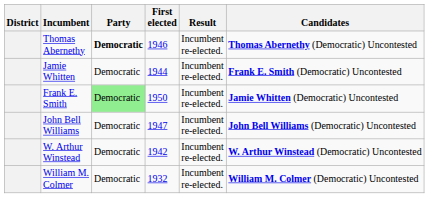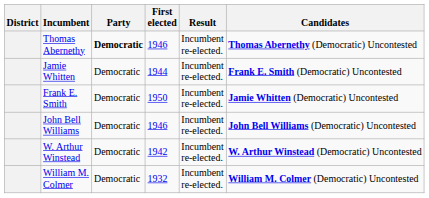(117, 98) lightgreen background -> (117, 98) no background
(158, 125) 1947 -> (158, 125) 1946
